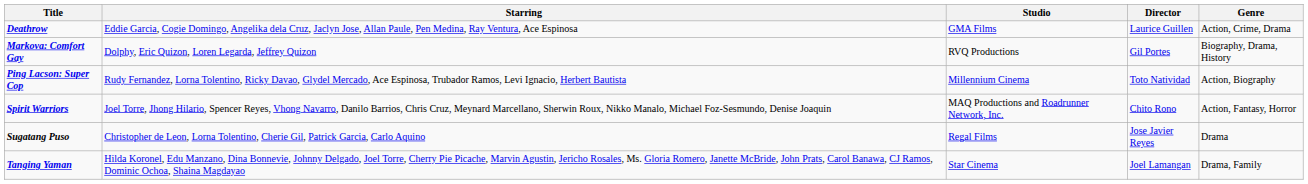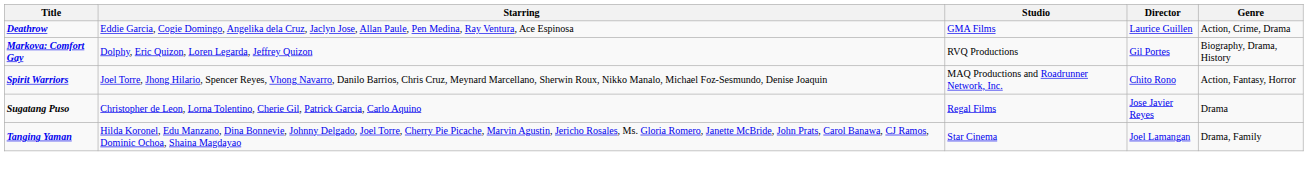- row: (48, 80)
